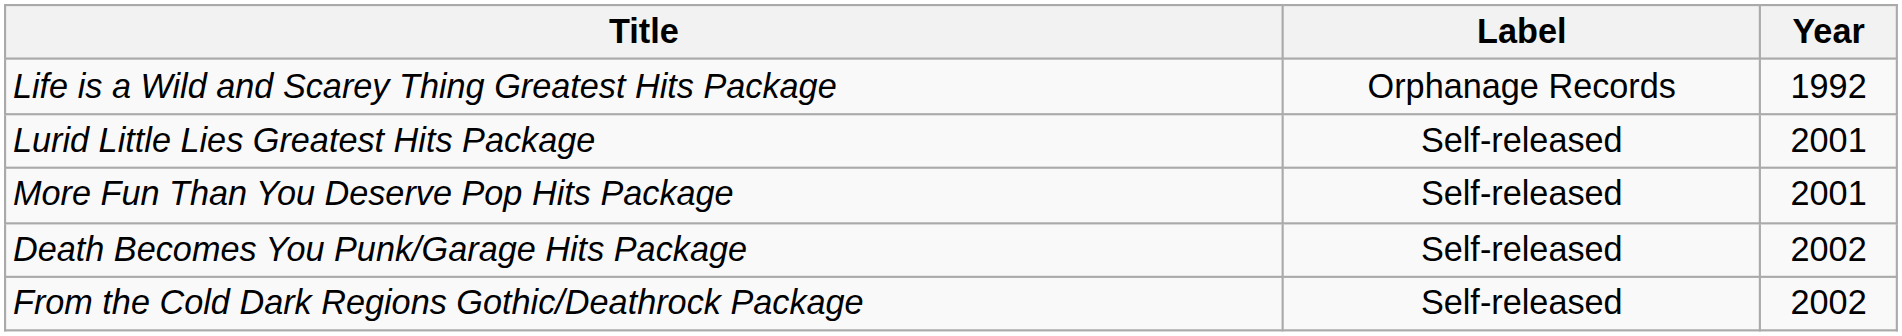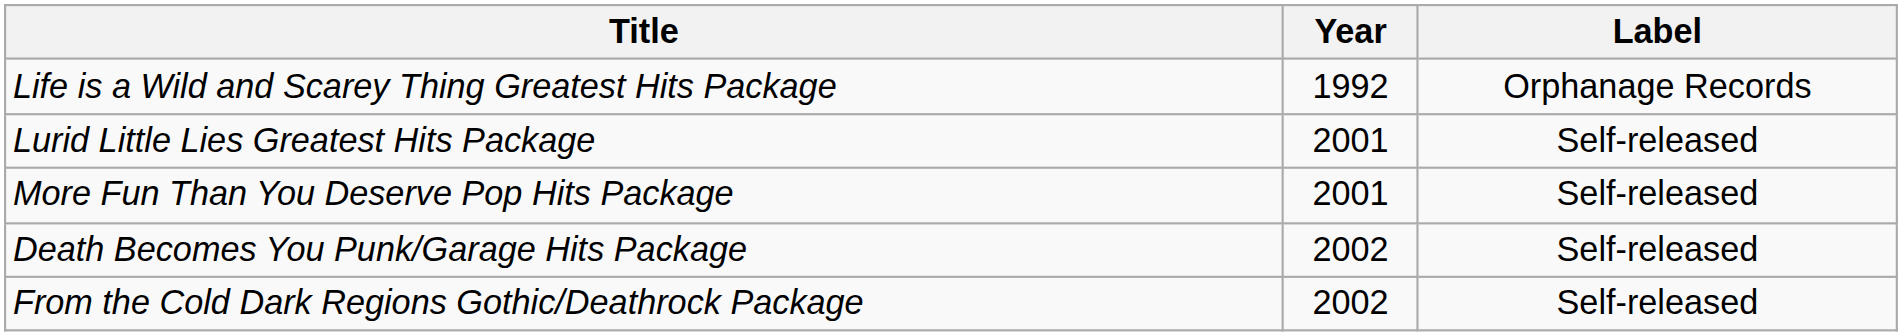columns swapped: (1829, 31) <-> (1522, 31)
